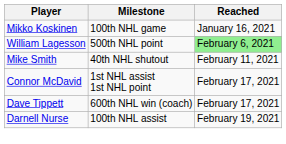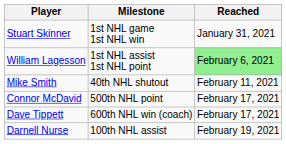- row: (42, 28)
+ row: (39, 34)
(127, 44) 500th NHL point -> (123, 61) 1st NHL assist 1st NHL point
(123, 82) 1st NHL assist 1st NHL point -> (127, 99) 500th NHL point
